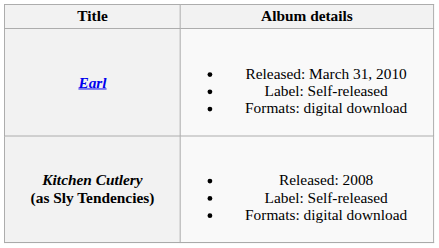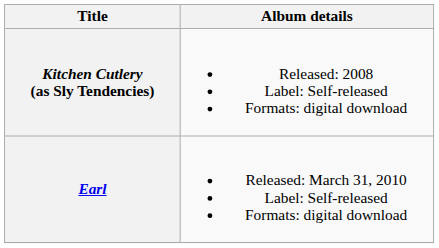rows swapped: (92, 189) <-> (92, 82)
